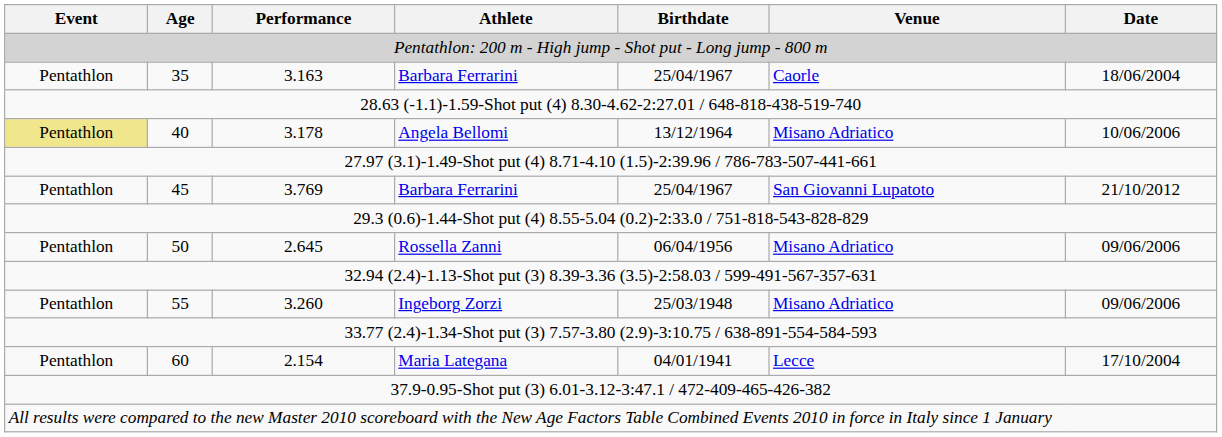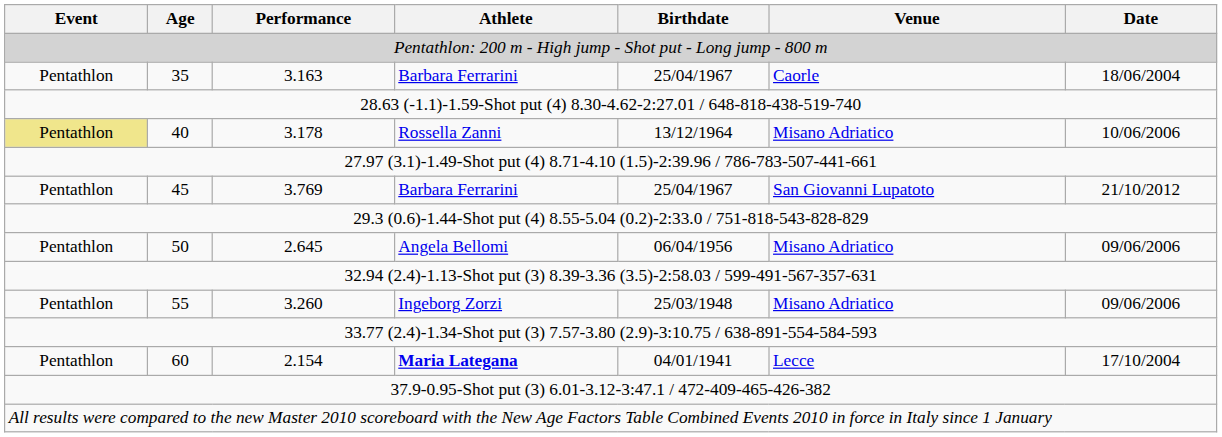(453, 133) Angela Bellomi -> (450, 133) Rossella Zanni
(450, 247) Rossella Zanni -> (453, 247) Angela Bellomi
(453, 361) normal -> (458, 361) bold
